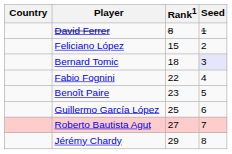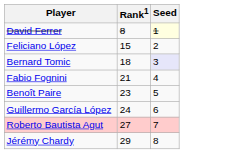- column: (28, 13)
(204, 30) no background -> (156, 30) lightyellow background
(173, 77) 22 -> (125, 77) 21
(173, 109) 25 -> (125, 109) 24
